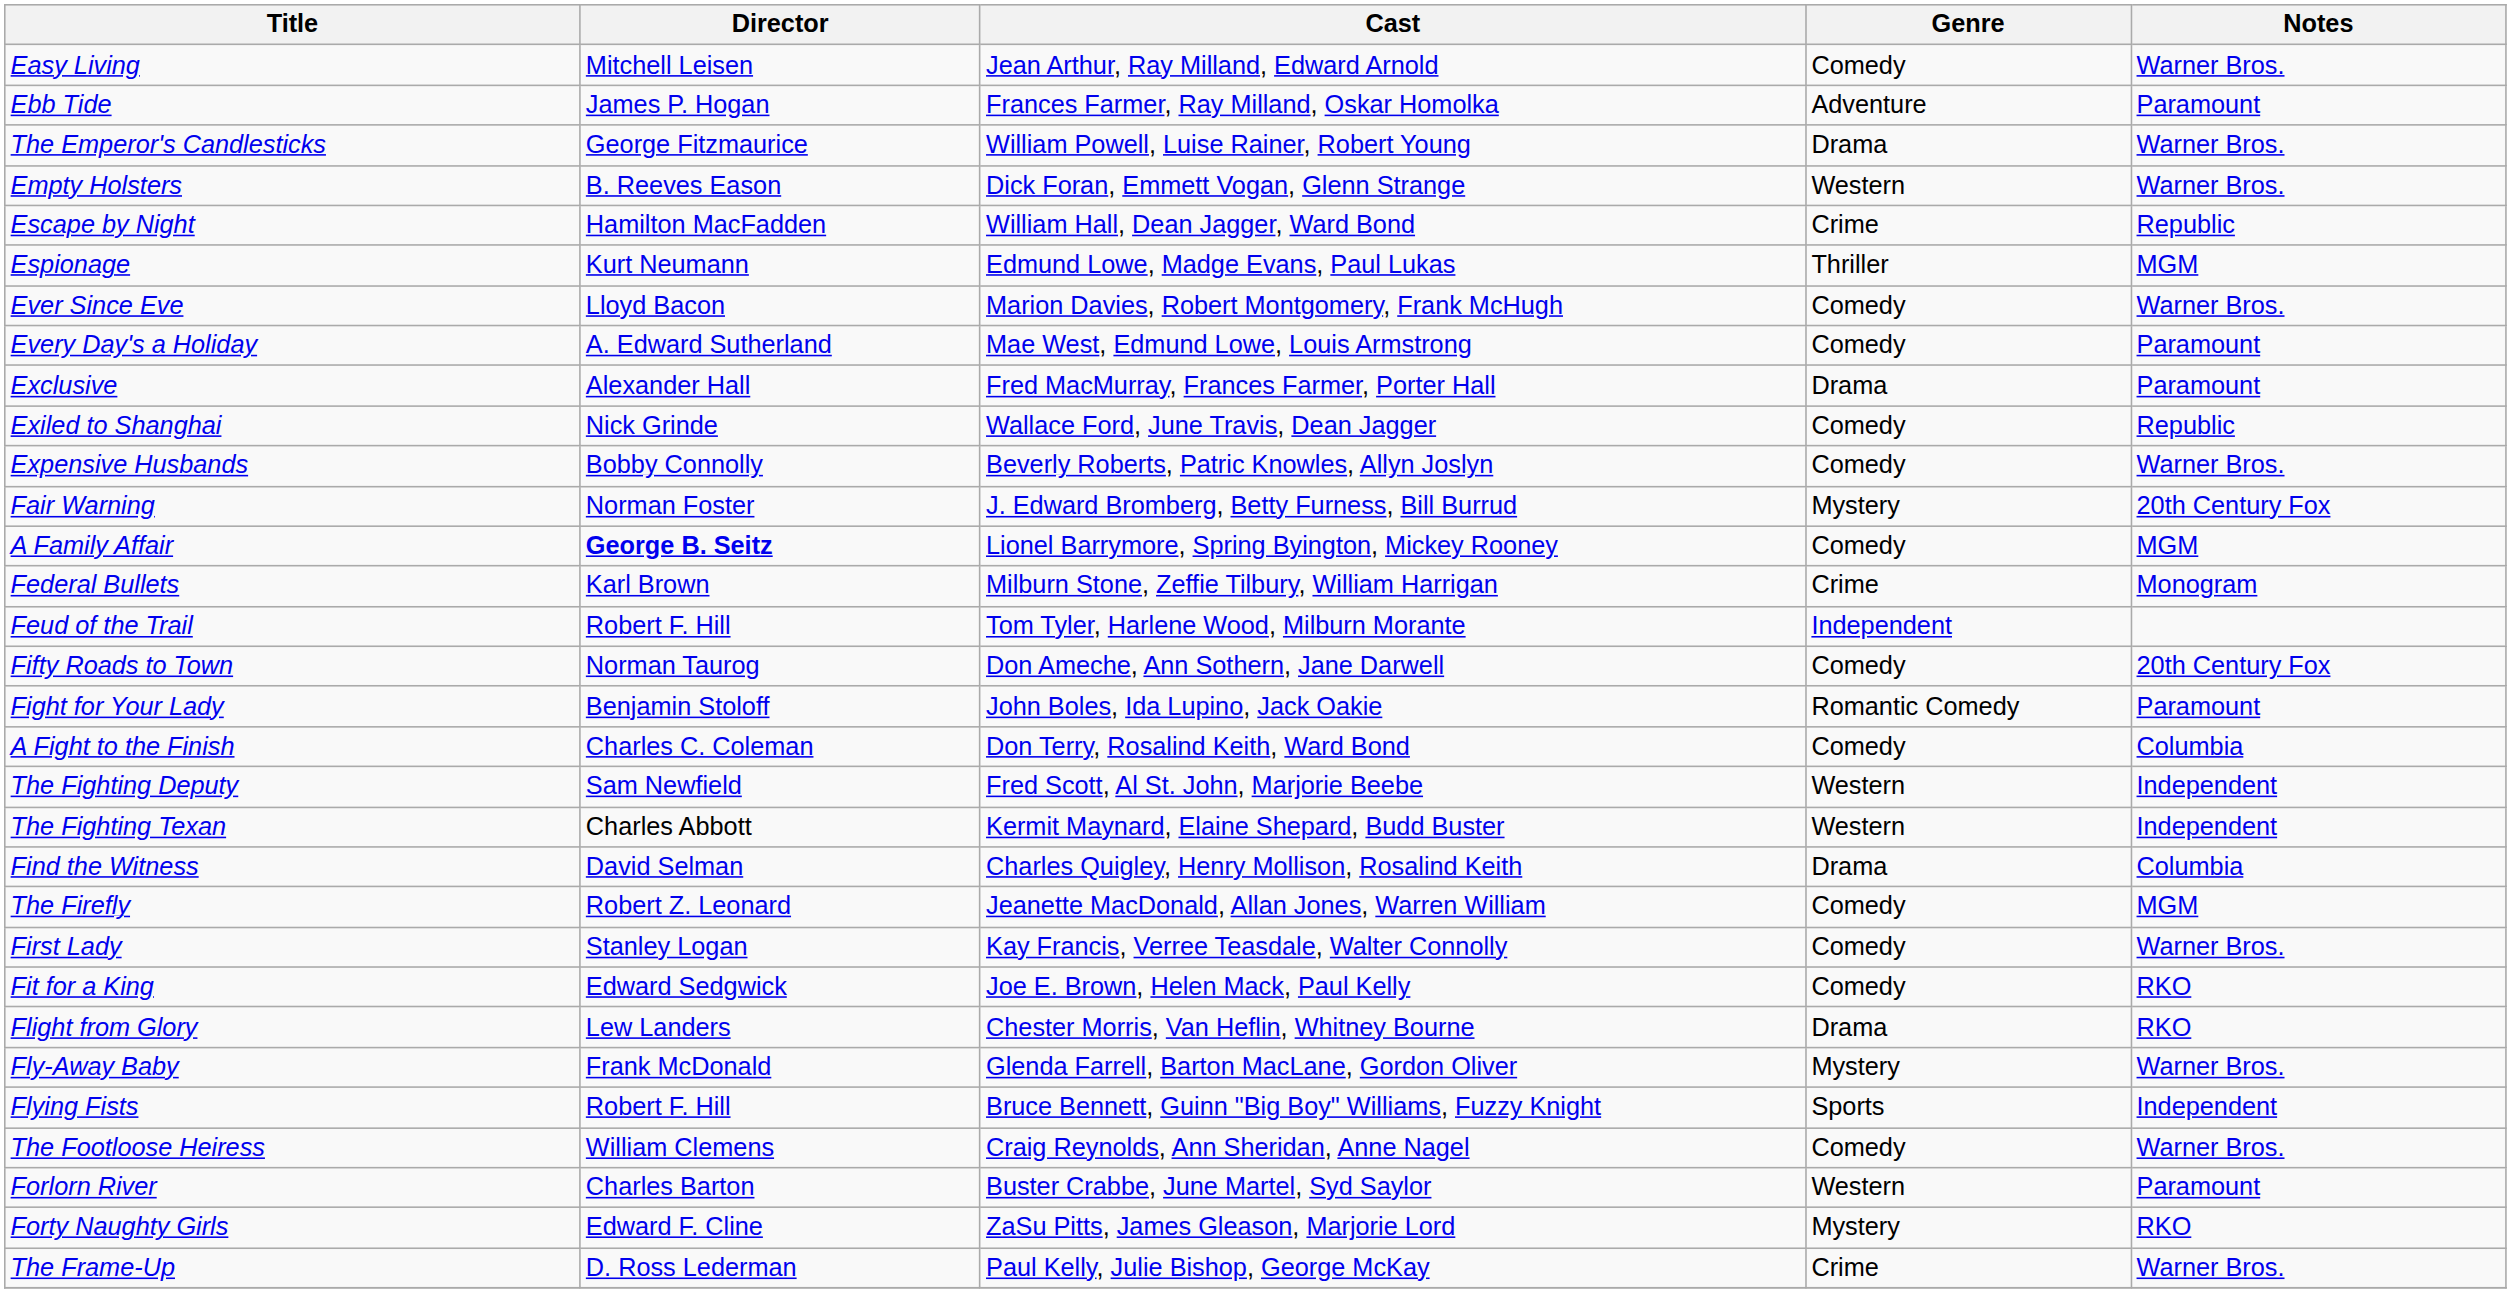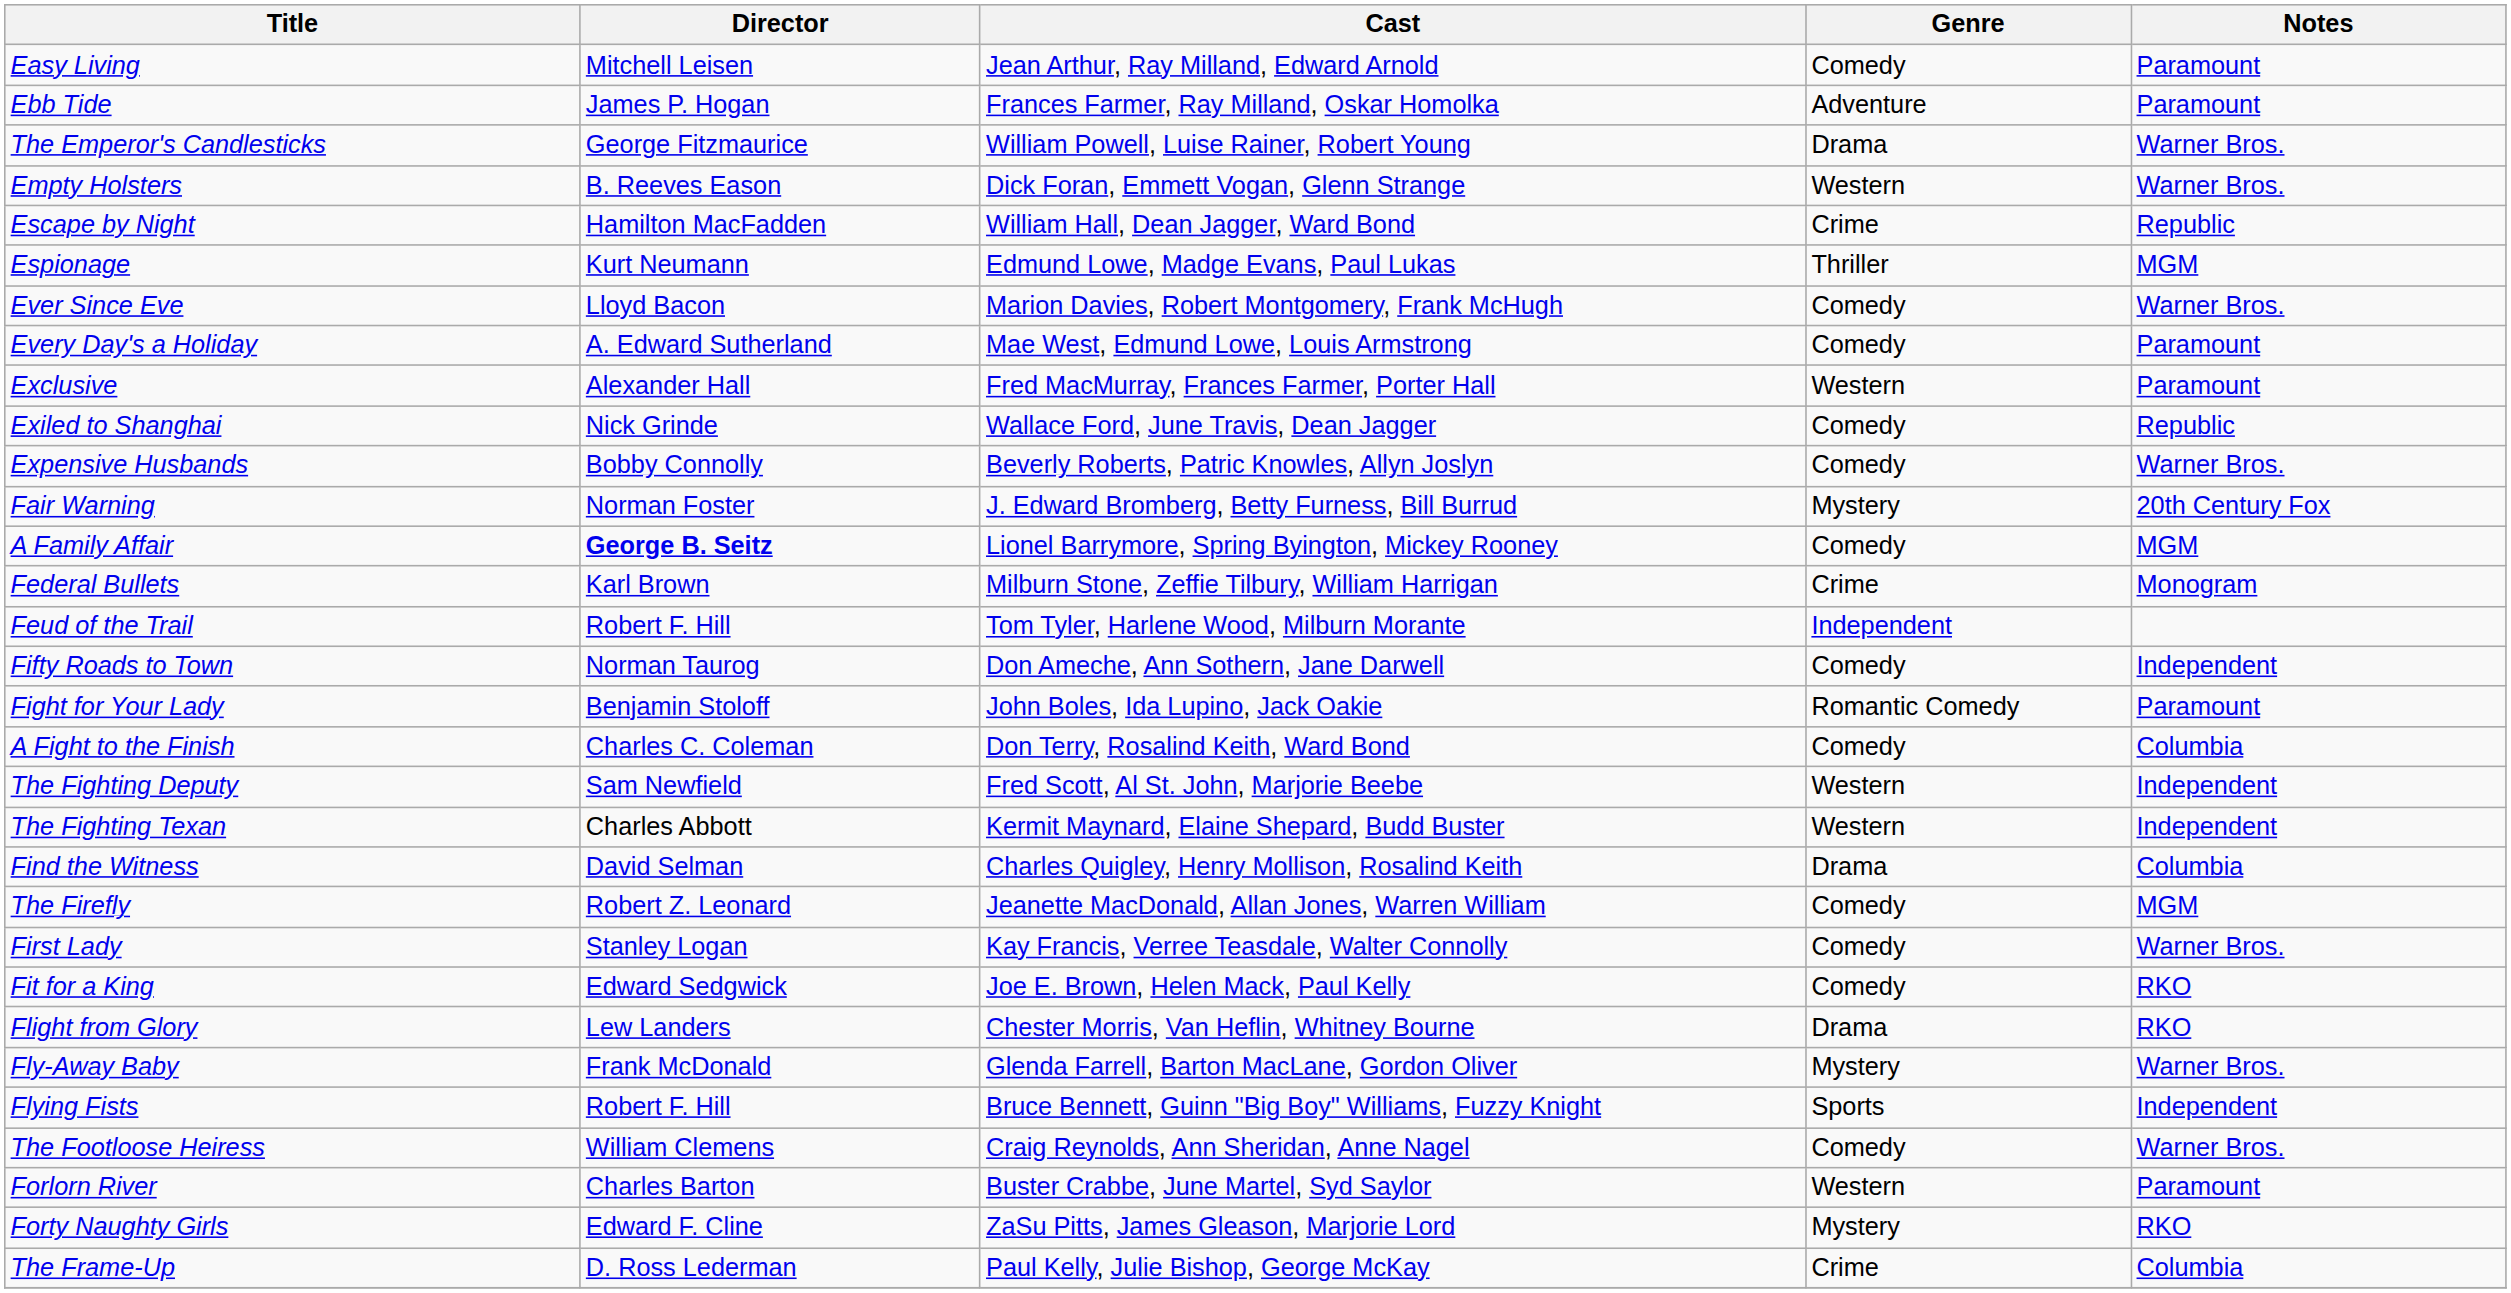(2211, 64) Warner Bros. -> (2198, 64) Paramount
(1849, 385) Drama -> (1858, 385) Western
(2233, 666) 20th Century Fox -> (2207, 666) Independent
(2211, 1267) Warner Bros. -> (2190, 1267) Columbia
